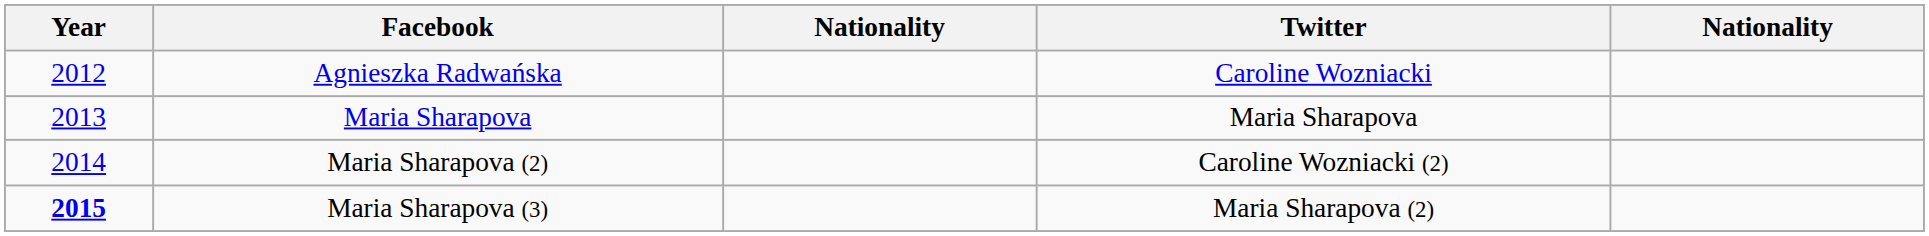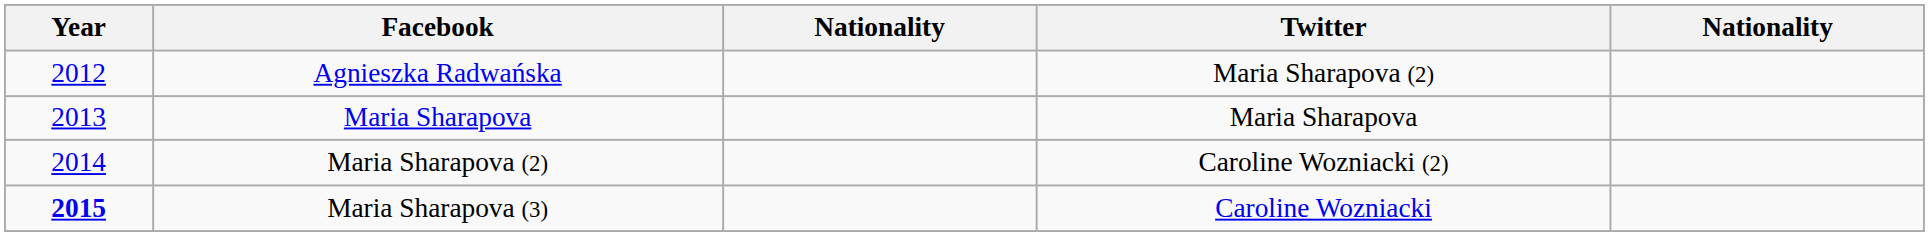(1324, 72) Caroline Wozniacki -> (1324, 72) Maria Sharapova (2)
(1324, 207) Maria Sharapova (2) -> (1324, 207) Caroline Wozniacki
